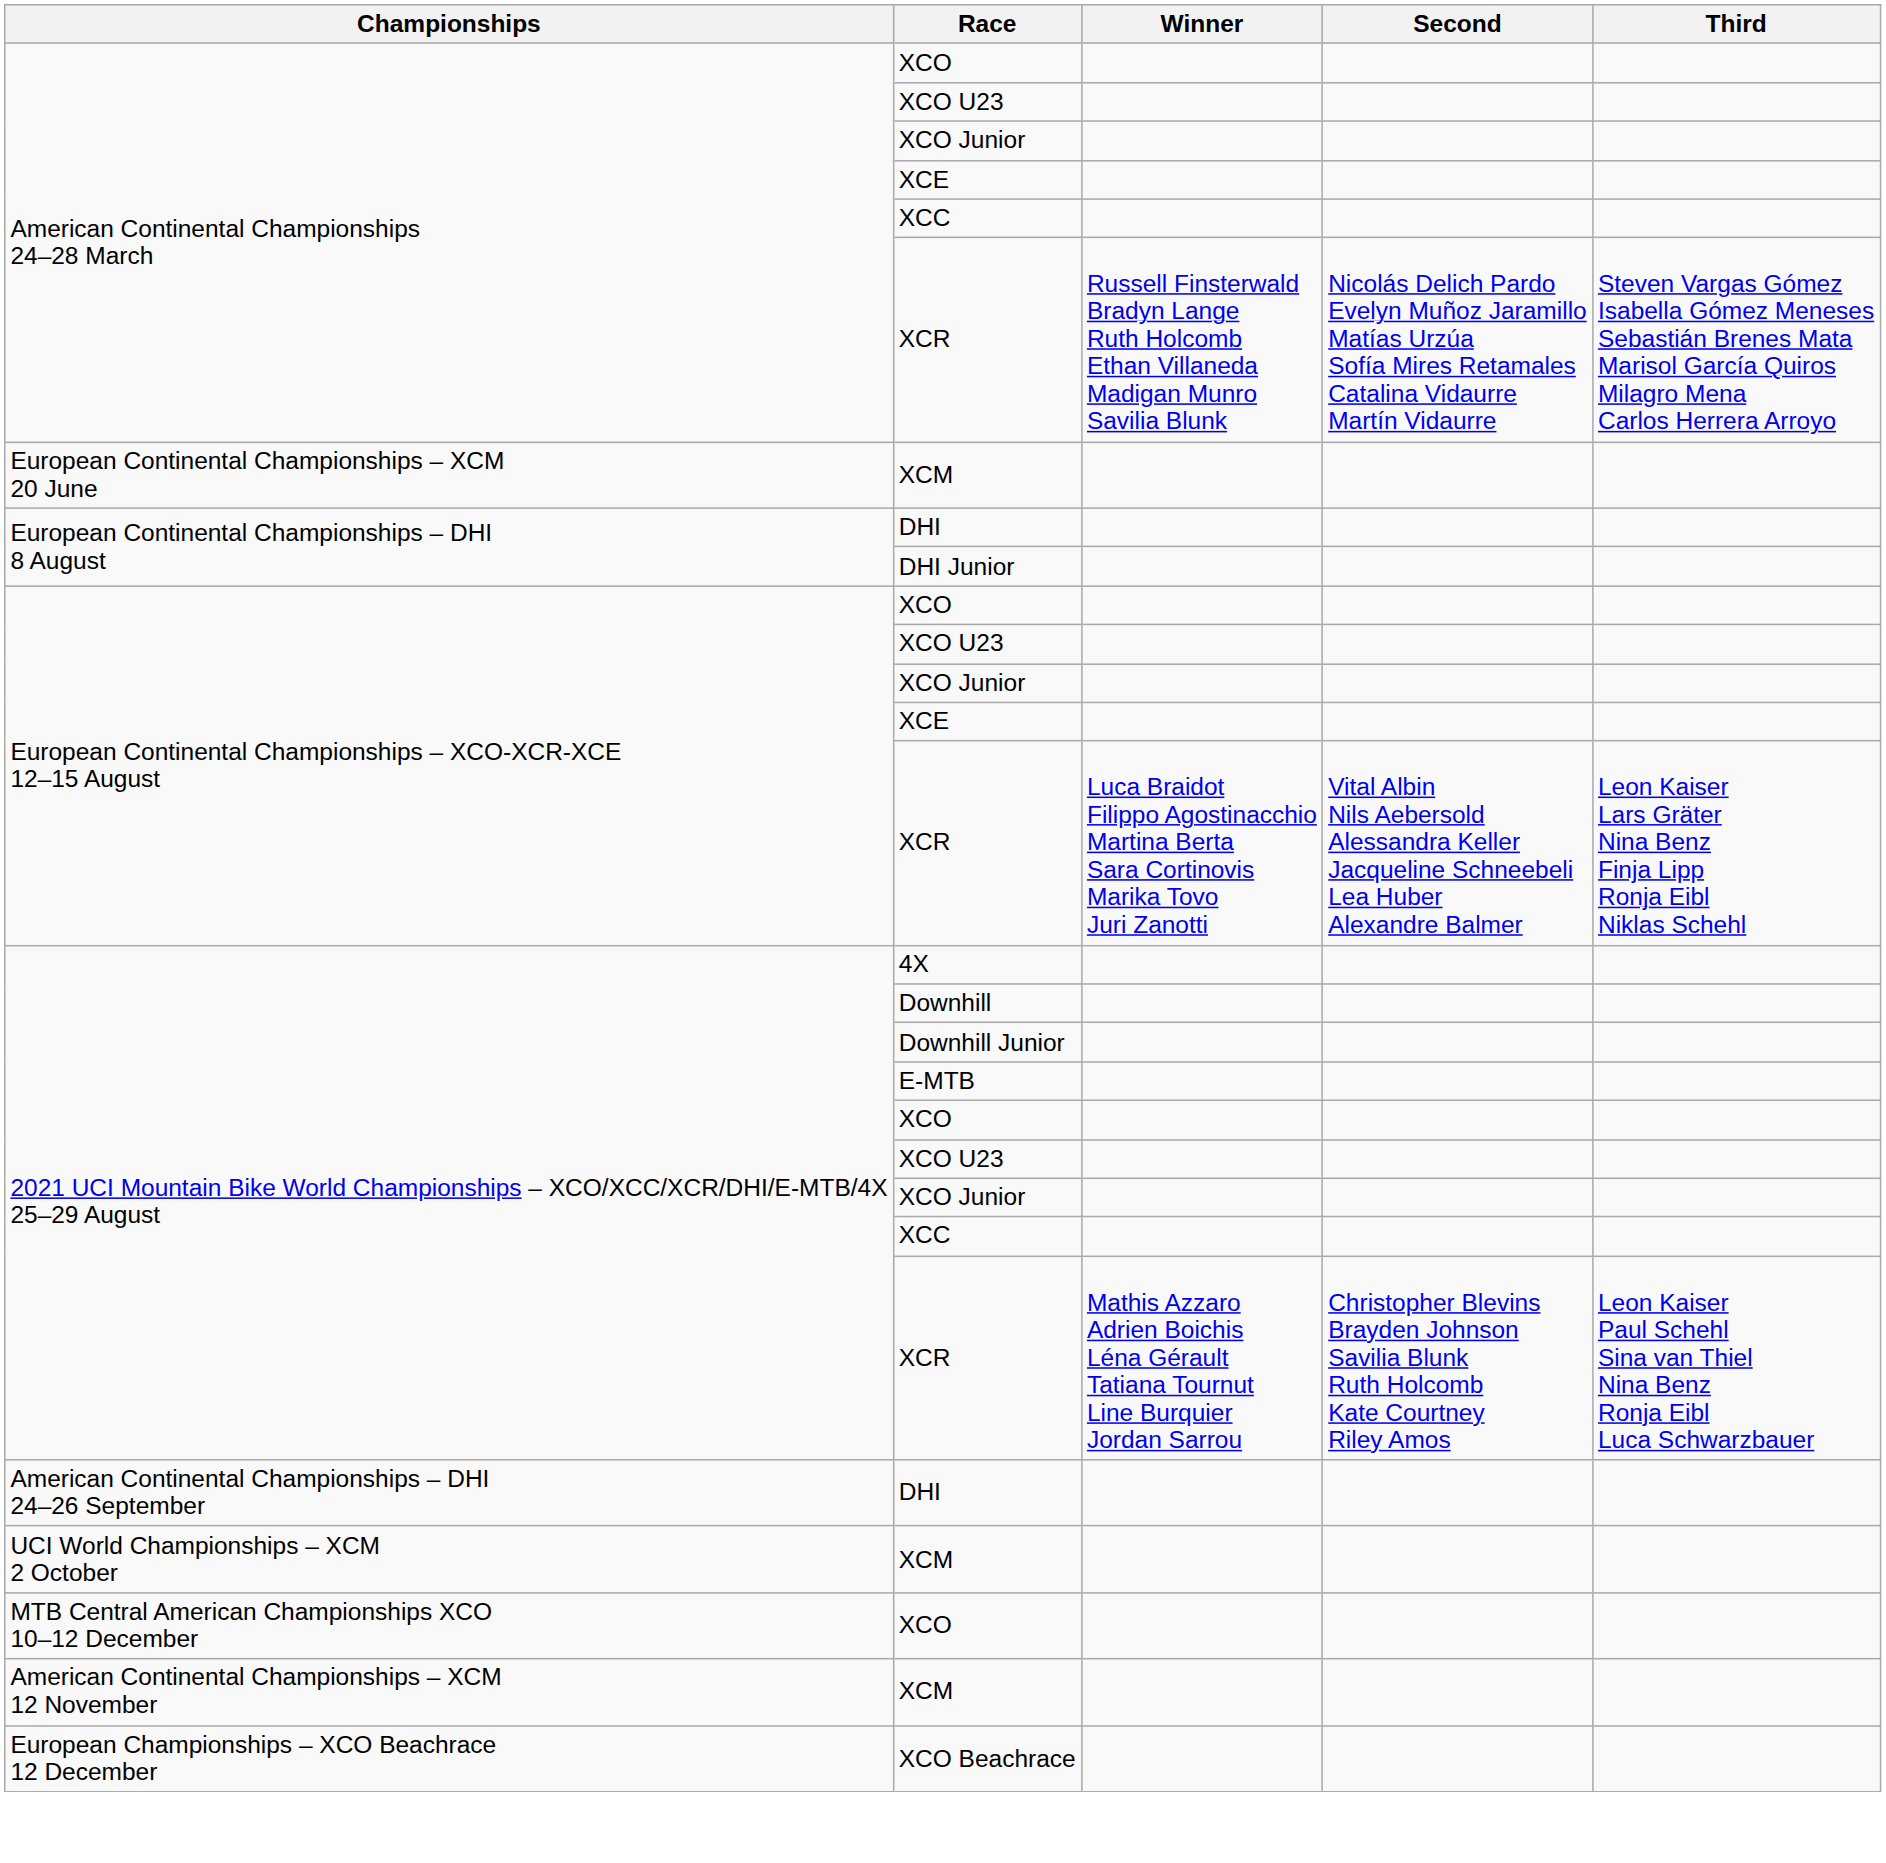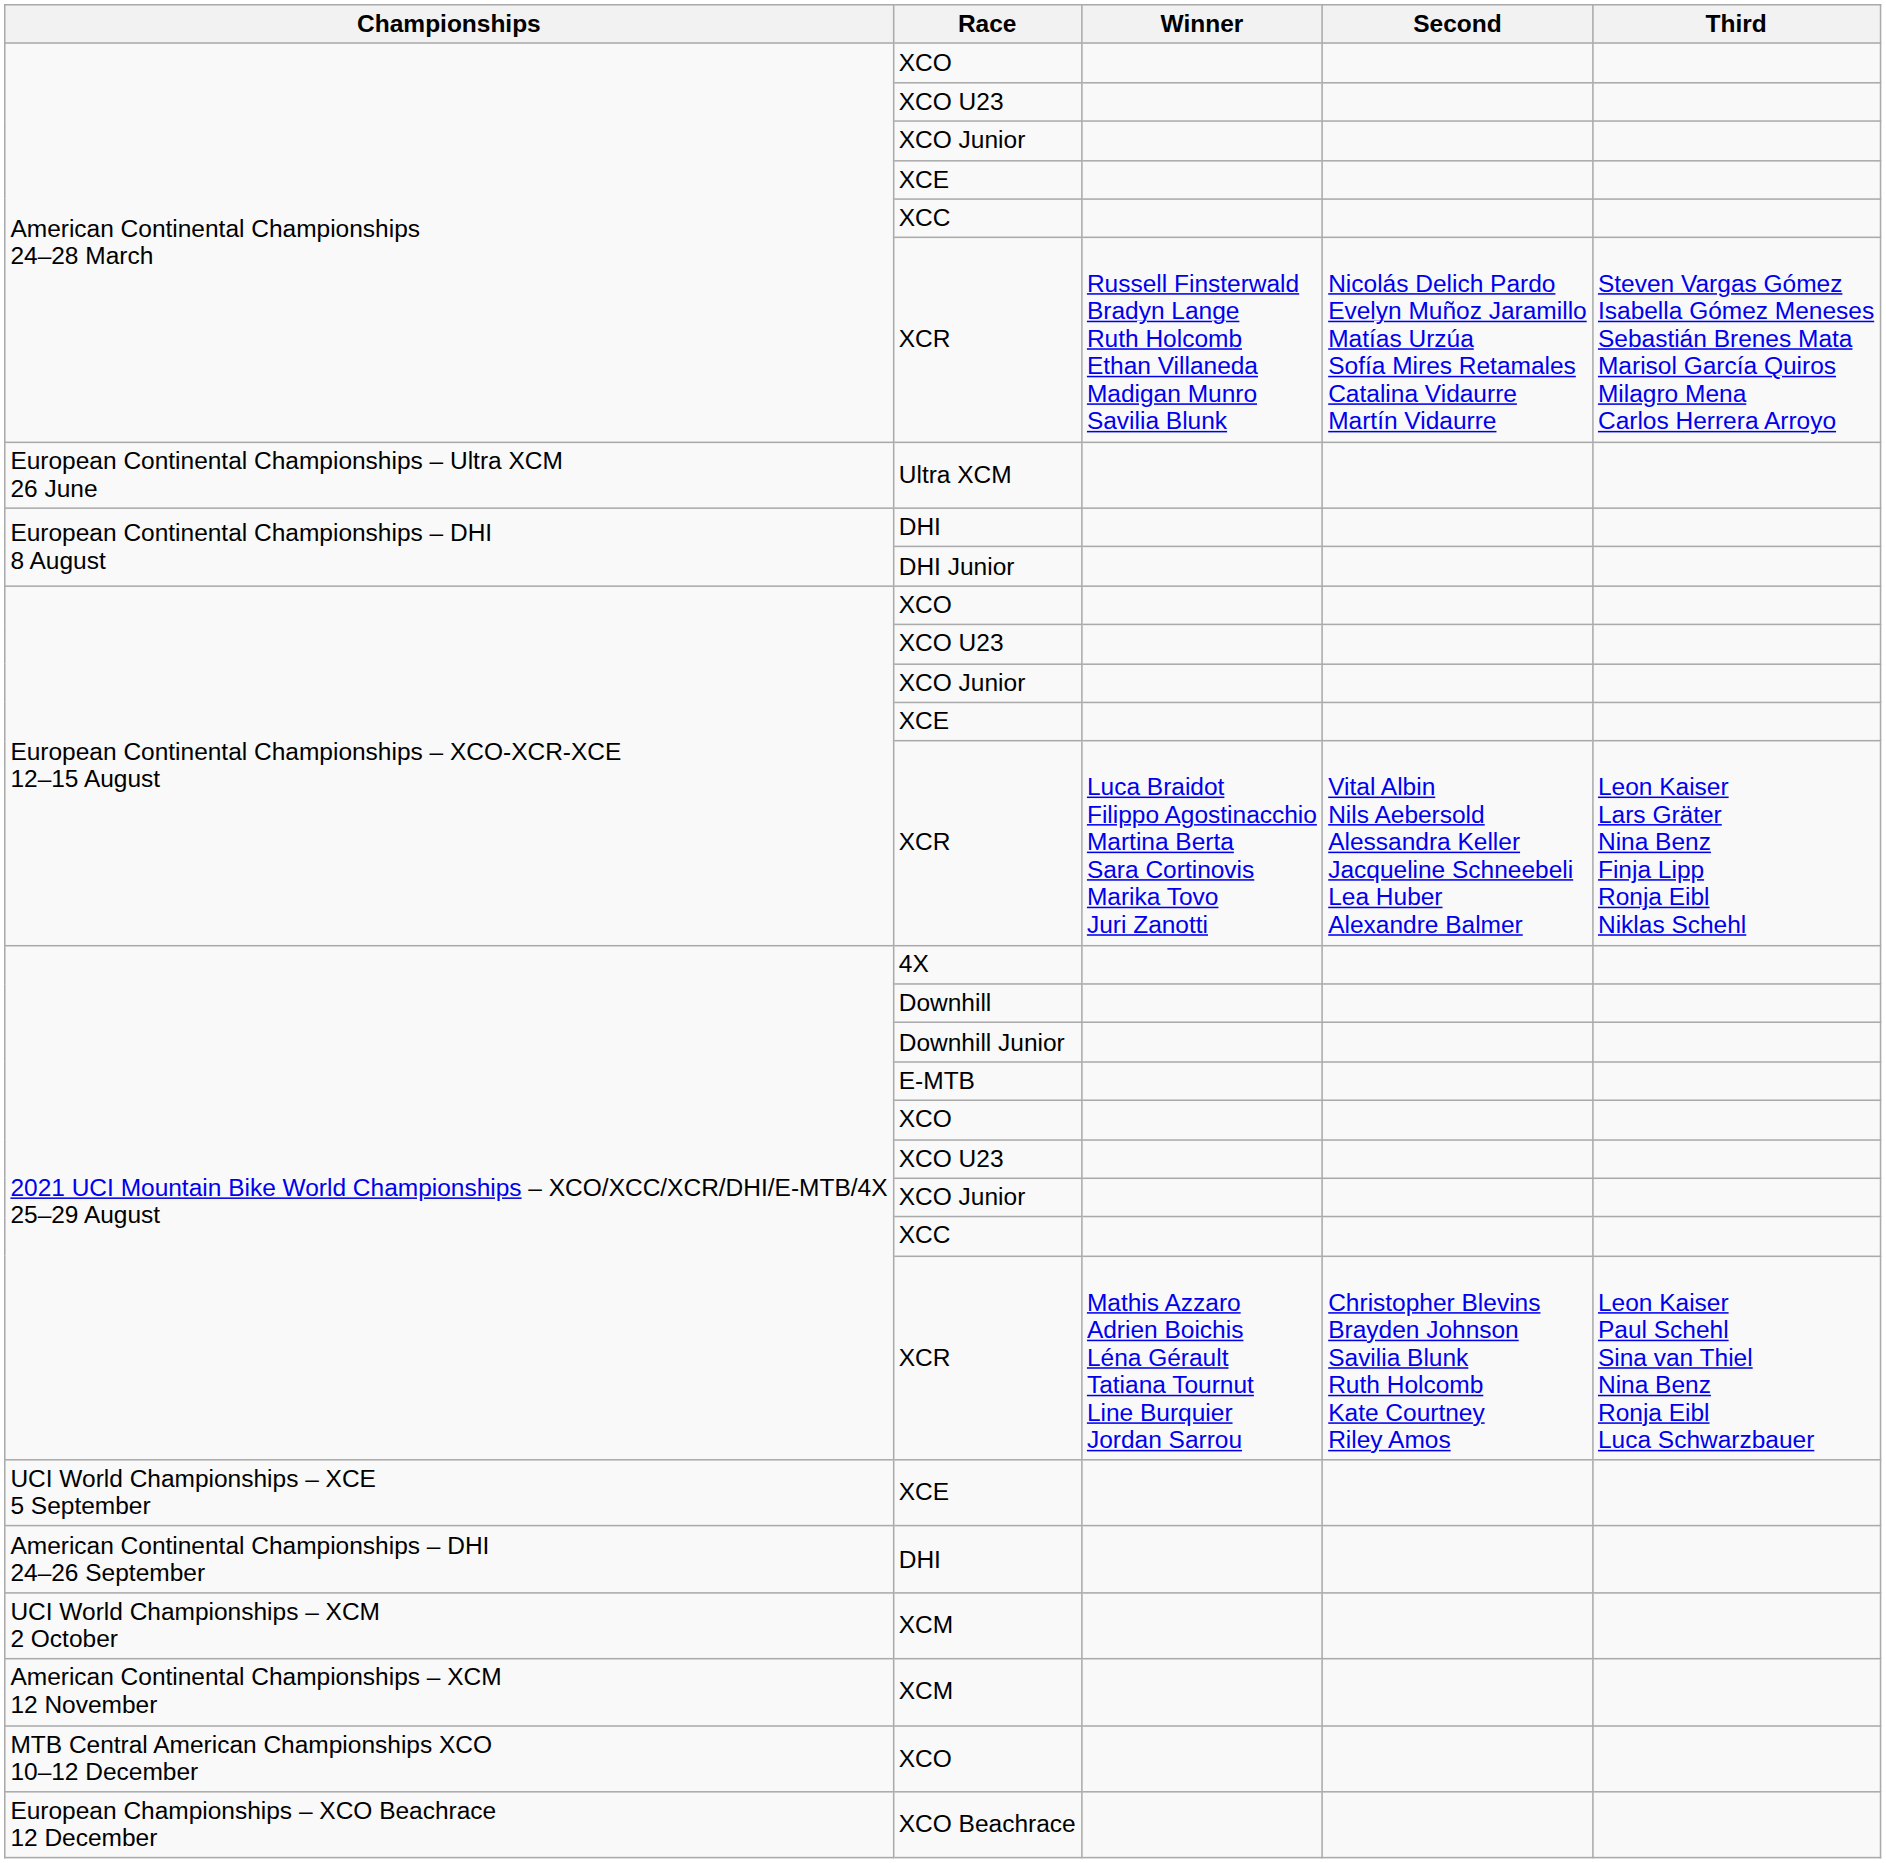- row: (257, 474)
+ row: (287, 474)
+ row: (193, 1492)
rows swapped: (256, 1691) <-> (251, 1625)
